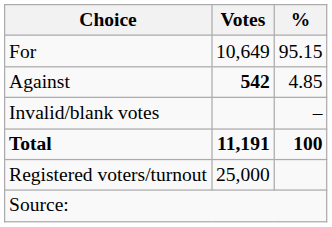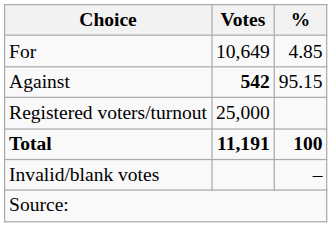(301, 50) 95.15 -> (305, 50) 4.85
(305, 81) 4.85 -> (301, 81) 95.15
rows swapped: (84, 112) <-> (108, 174)
